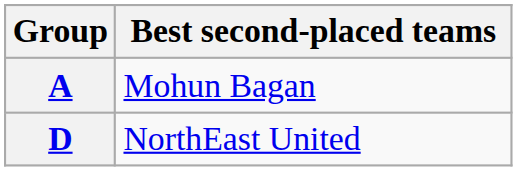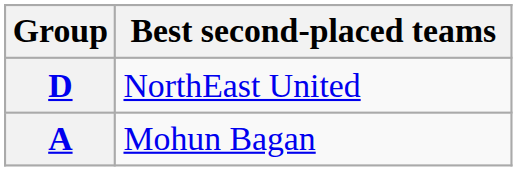rows swapped: (60, 138) <-> (60, 84)
